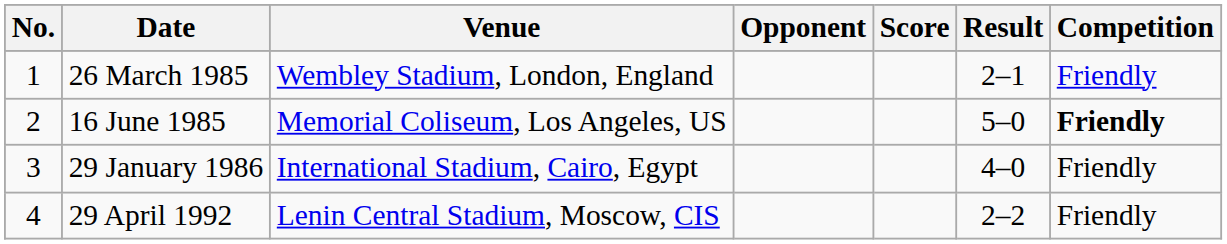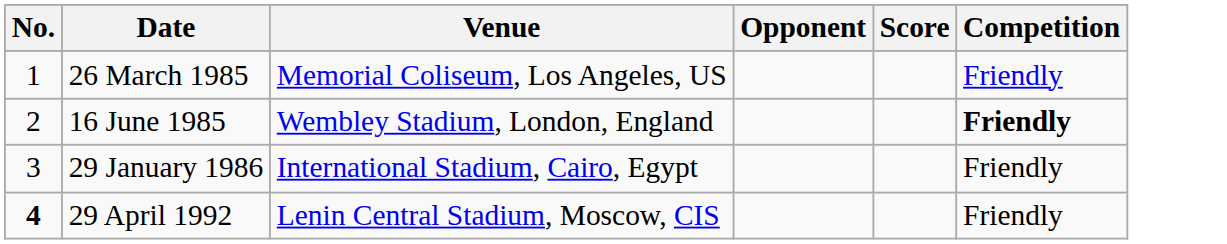- column: (1003, 27)
(495, 74) Wembley Stadium, London, England -> (502, 74) Memorial Coliseum, Los Angeles, US
(502, 121) Memorial Coliseum, Los Angeles, US -> (495, 121) Wembley Stadium, London, England
(33, 214) normal -> (33, 214) bold
